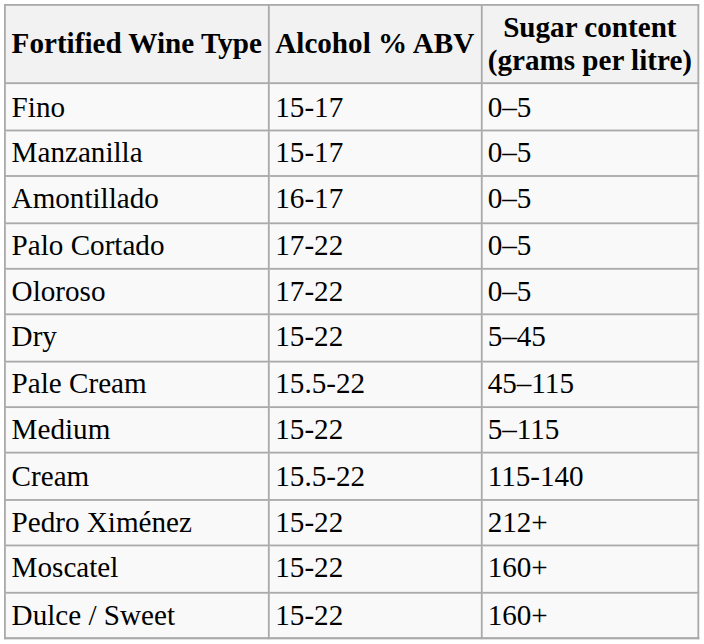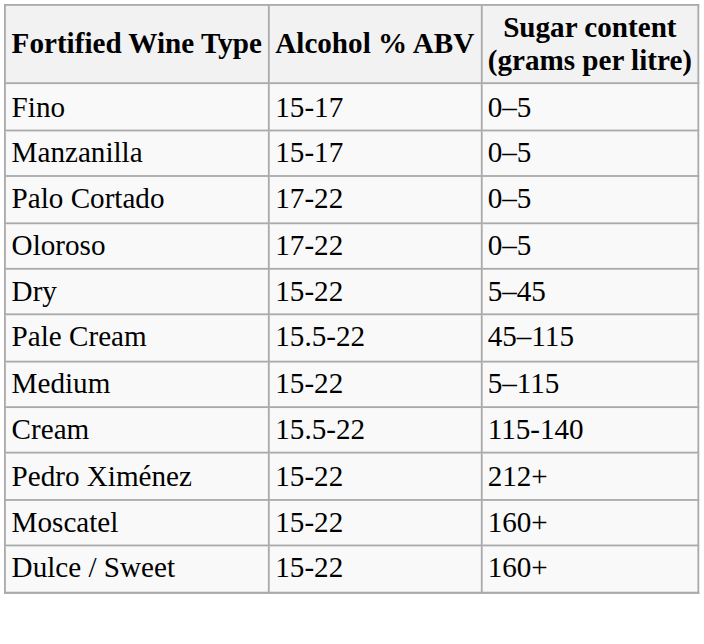- row: (85, 198)
